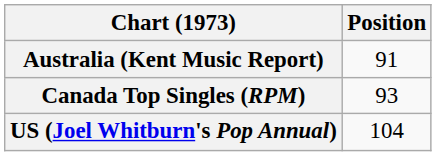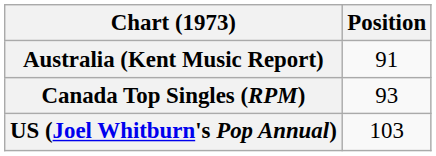(387, 131) 104 -> (387, 131) 103
